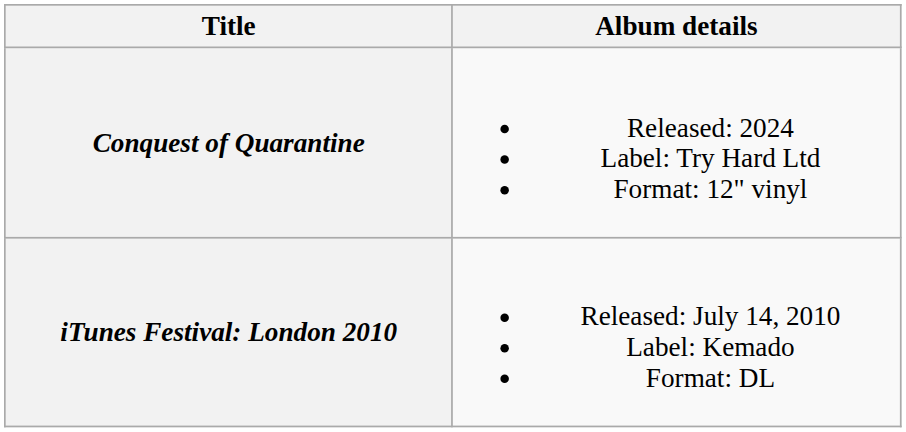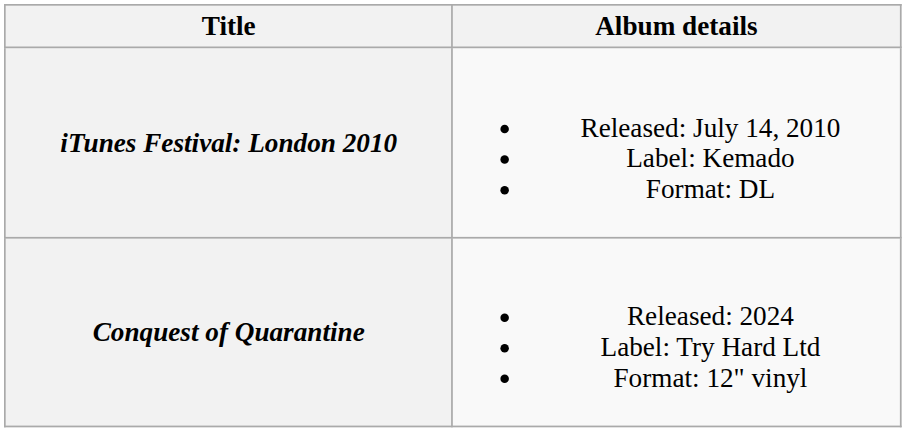rows swapped: (229, 331) <-> (229, 142)
